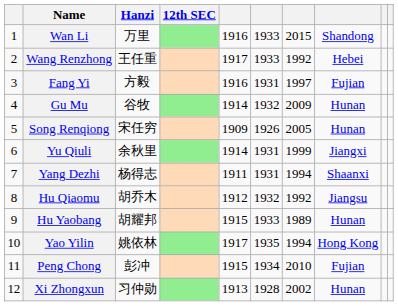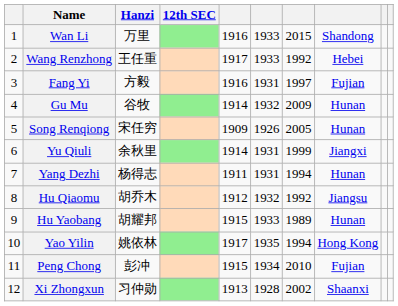(348, 174) Shaanxi -> (348, 174) Hunan
(348, 289) Hunan -> (348, 289) Shaanxi
